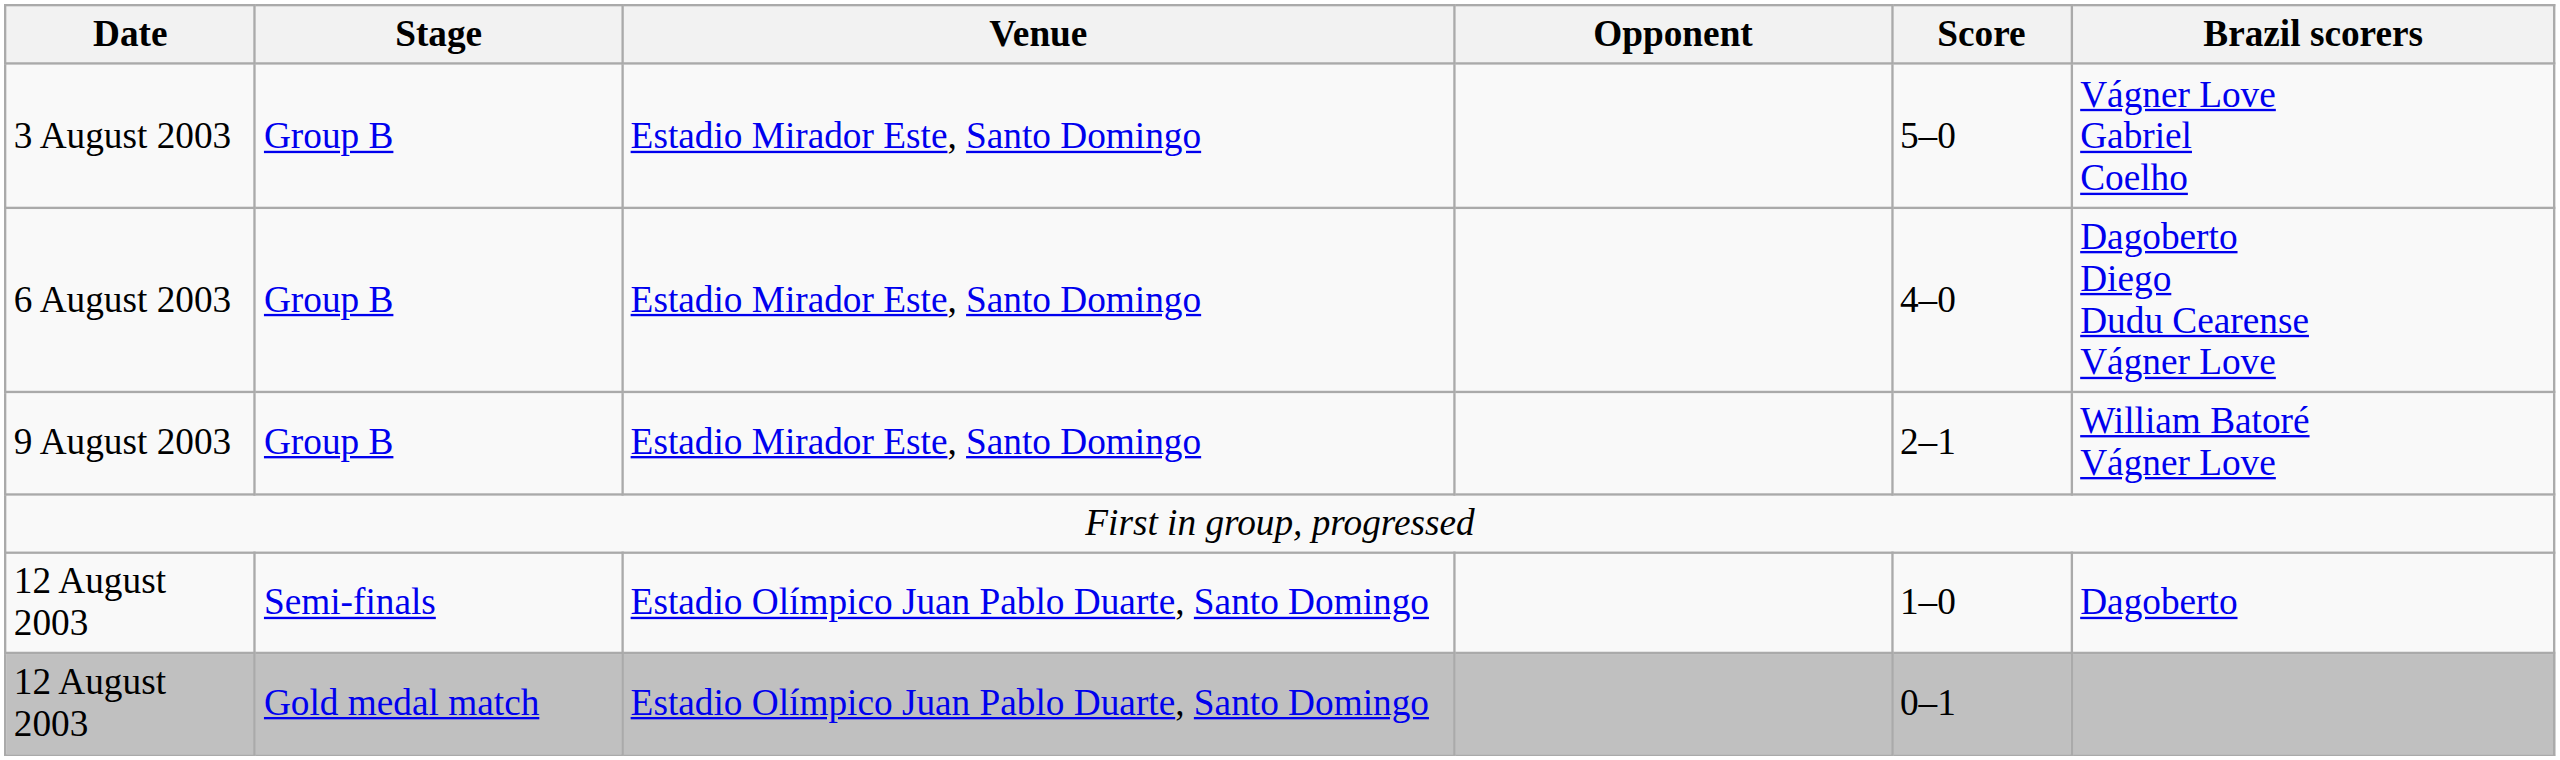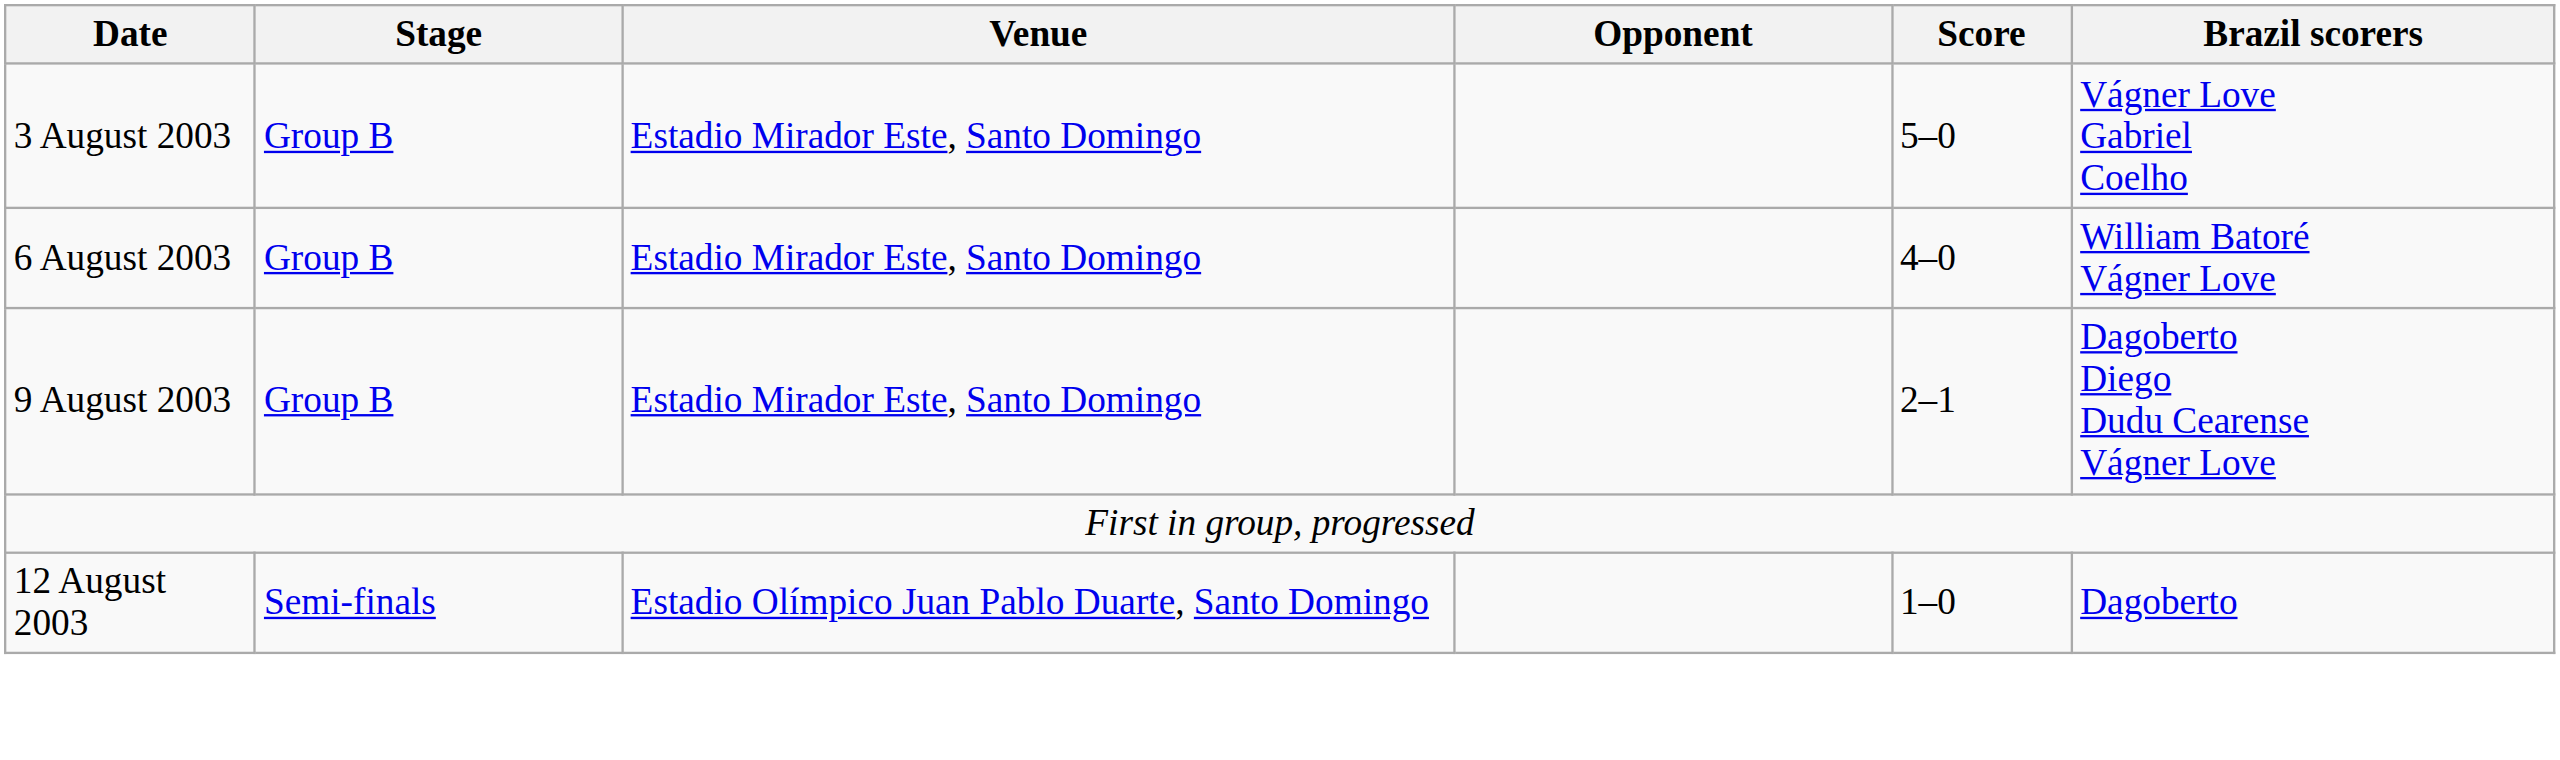(2195, 299) Dagoberto Diego Dudu Cearense Vágner Love -> (2195, 257) William Batoré Vágner Love
(2195, 442) William Batoré Vágner Love -> (2195, 400) Dagoberto Diego Dudu Cearense Vágner Love
- row: (90, 703)
